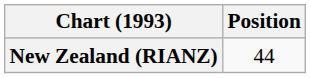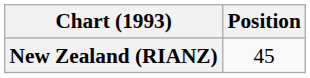(264, 55) 44 -> (264, 55) 45
